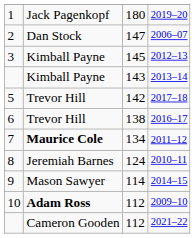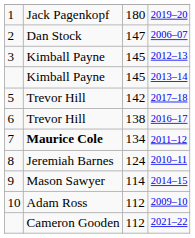(135, 77) 143 -> (135, 77) 145
(58, 202) bold -> (57, 202) normal
